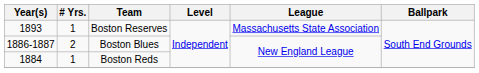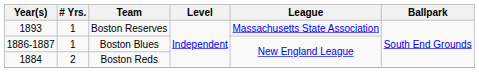(73, 44) 2 -> (73, 44) 1
(73, 60) 1 -> (73, 60) 2
